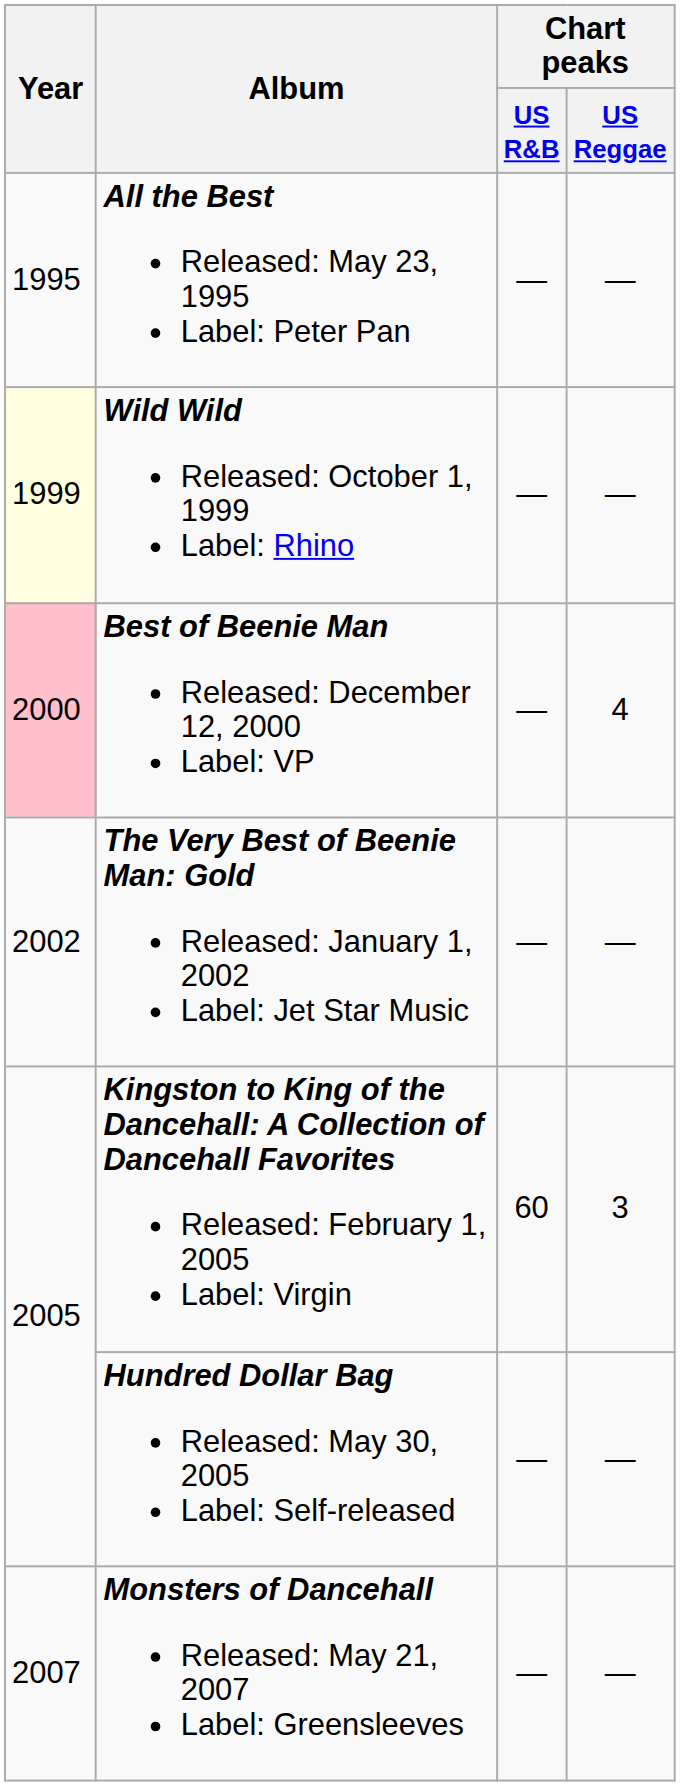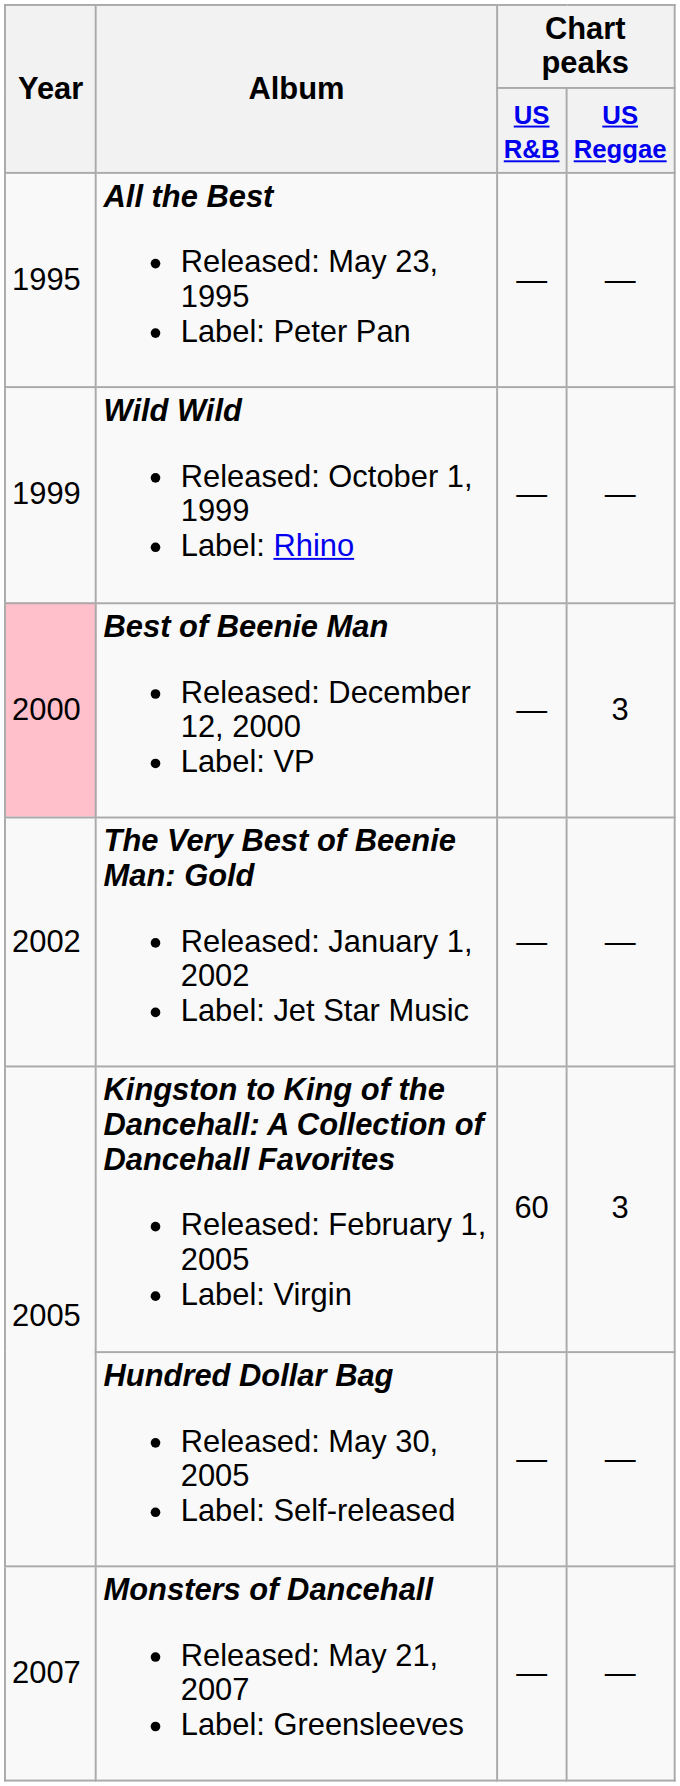(46, 494) lightyellow background -> (46, 494) no background
(620, 709) 4 -> (620, 709) 3
